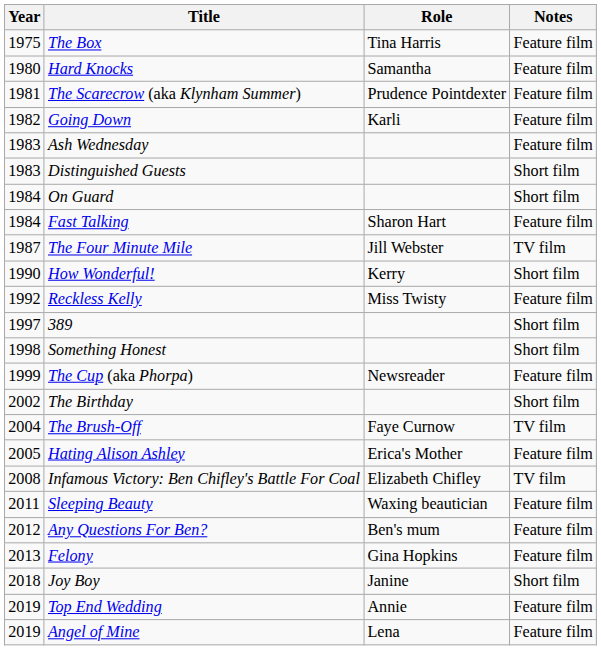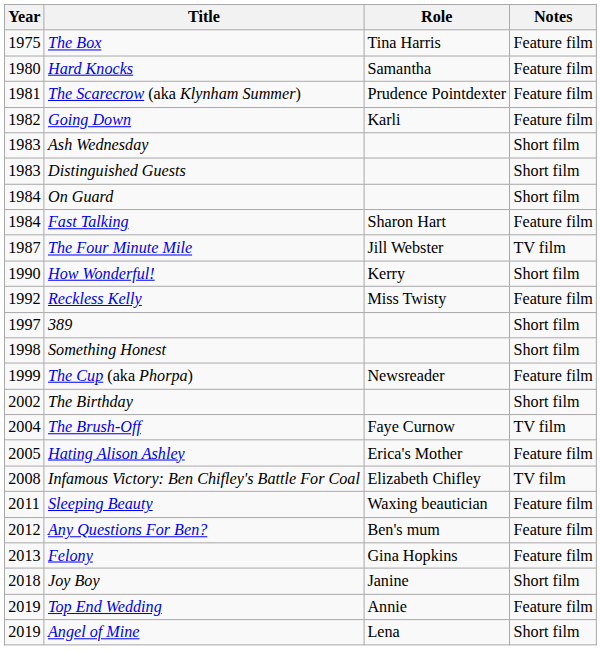(553, 145) Feature film -> (547, 145) Short film
(553, 632) Feature film -> (547, 632) Short film
